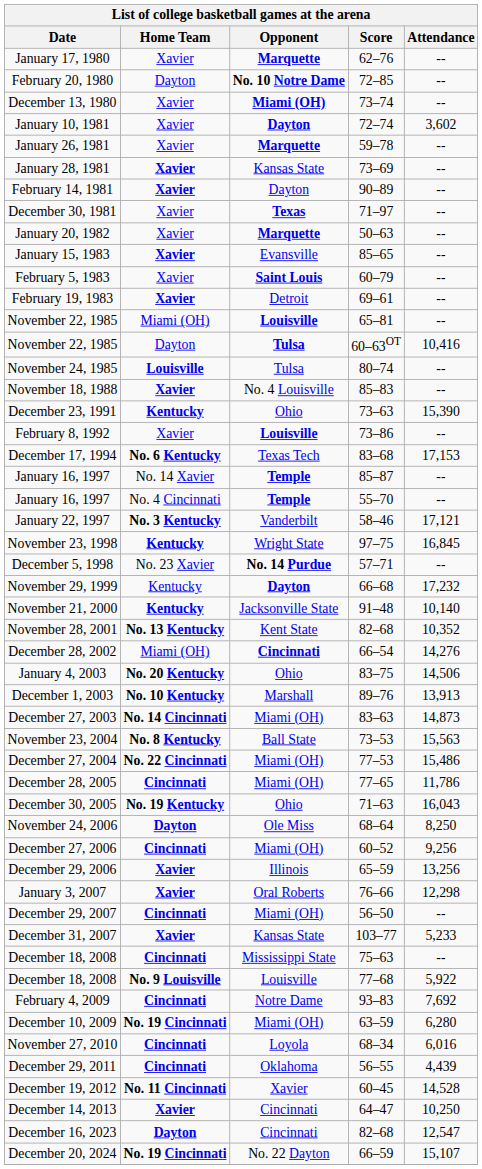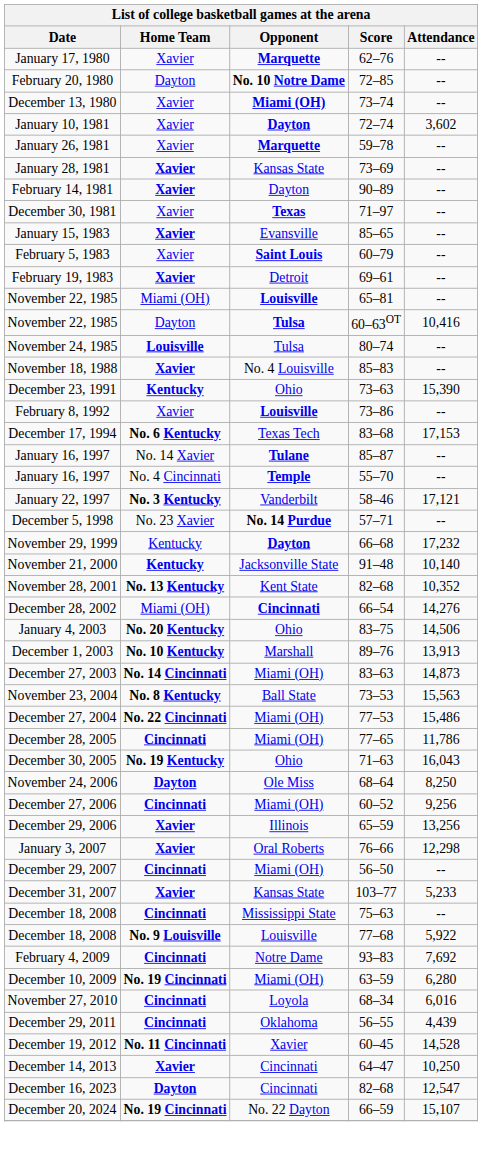- row: (62, 233)
(289, 477) Temple -> (289, 455) Tulane
- row: (62, 542)
